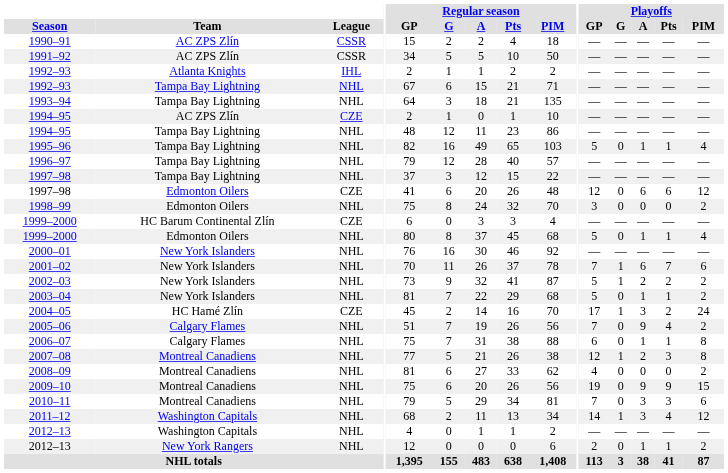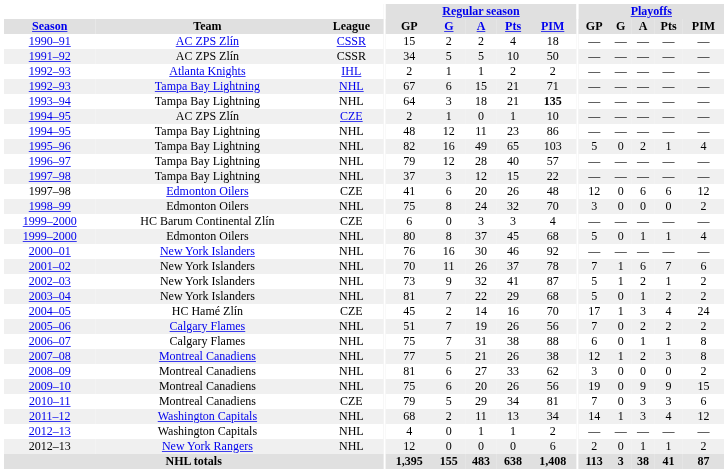(553, 101) normal -> (553, 101) bold
(643, 146) 1 -> (643, 146) 2
(669, 281) 2 -> (669, 281) 1
(669, 296) 1 -> (669, 296) 2
(669, 311) 2 -> (669, 311) 4
(643, 326) 9 -> (643, 326) 2
(669, 326) 4 -> (669, 326) 2
(594, 371) 4 -> (594, 371) 3
(351, 401) NHL -> (351, 401) CZE
